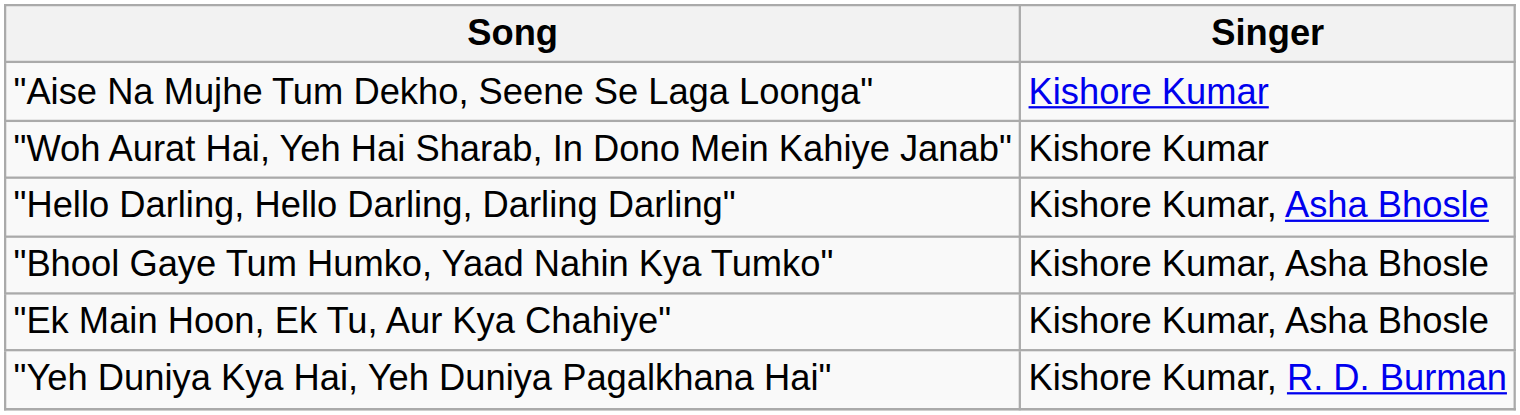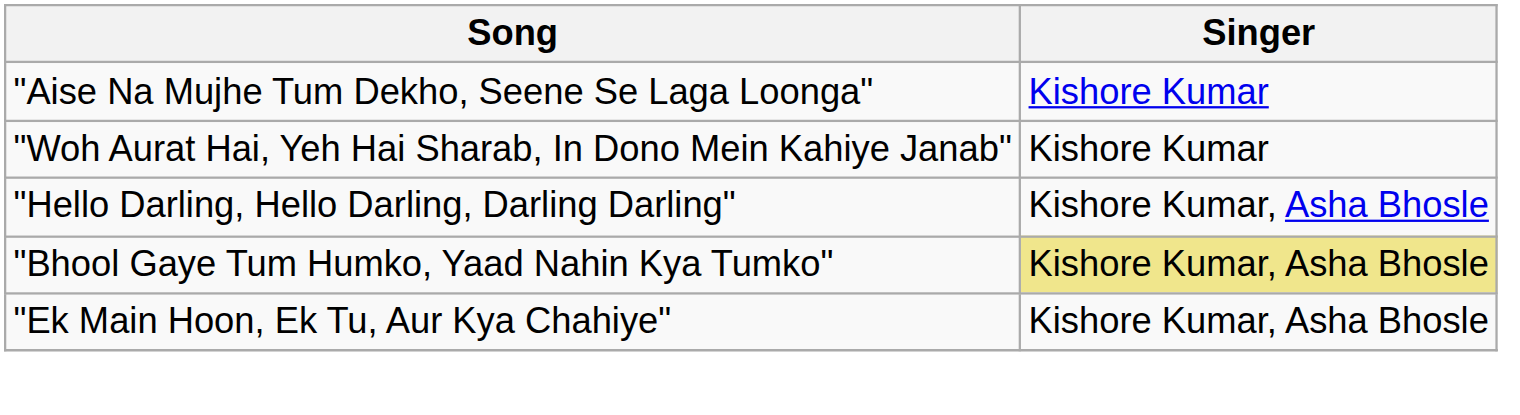(1259, 263) no background -> (1259, 263) khaki background
- row: (422, 378)
